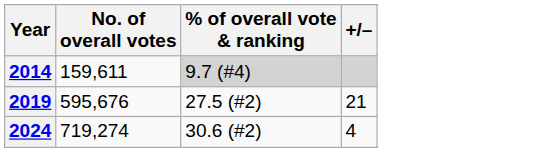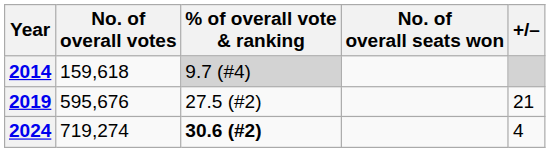+ column: (425, 30)
(94, 71) 159,611 -> (95, 71) 159,618
(223, 131) normal -> (223, 131) bold
